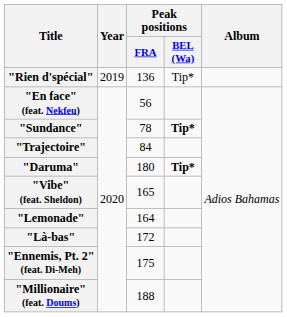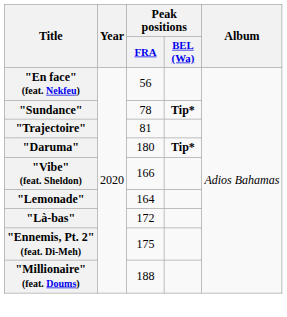- row: (51, 77)
(145, 147) 84 -> (145, 128) 81
(145, 192) 165 -> (145, 173) 166
